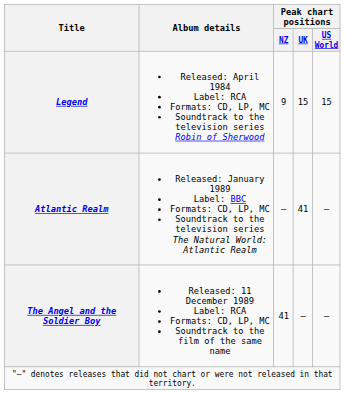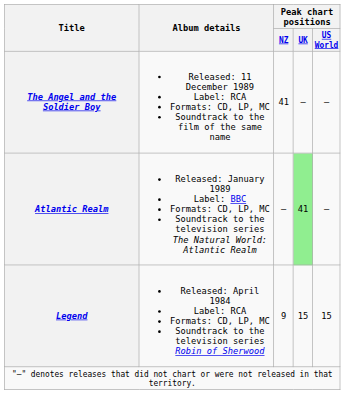rows swapped: (72, 102) <-> (72, 316)
(303, 209) no background -> (303, 209) lightgreen background
